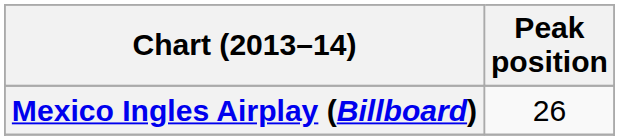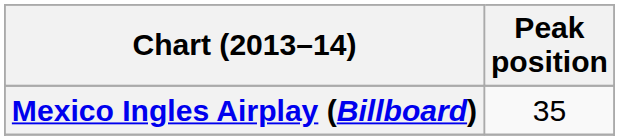(549, 109) 26 -> (549, 109) 35
